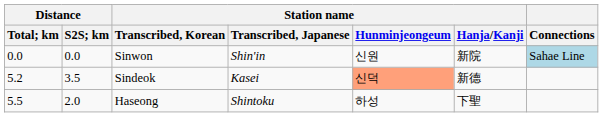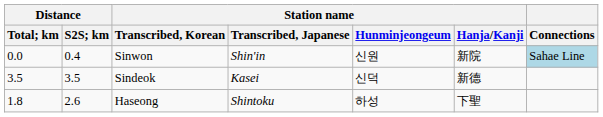(72, 56) 0.0 -> (72, 56) 0.4
(15, 78) 5.2 -> (15, 78) 3.5
(367, 78) lightsalmon background -> (367, 78) no background
(15, 101) 5.5 -> (15, 101) 1.8
(72, 101) 2.0 -> (72, 101) 2.6
